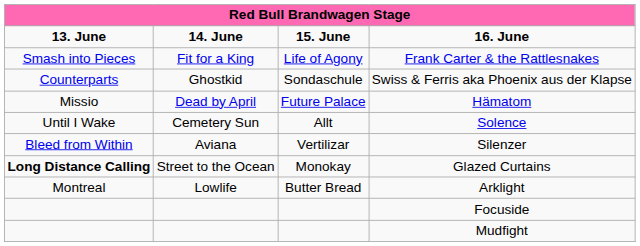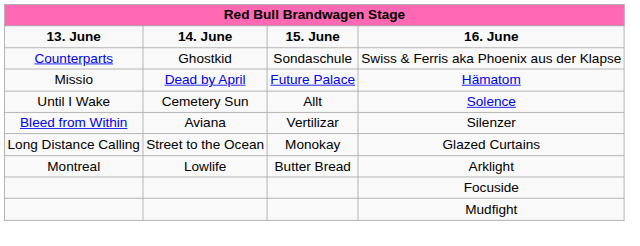- row: (502, 58)
(79, 166) bold -> (74, 144) normal
